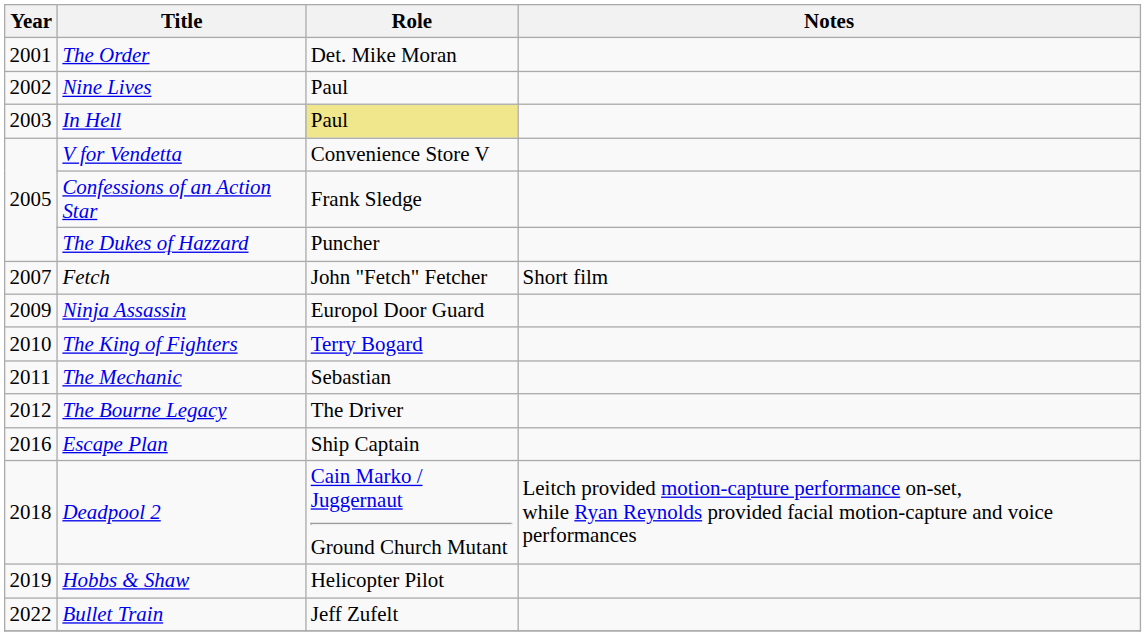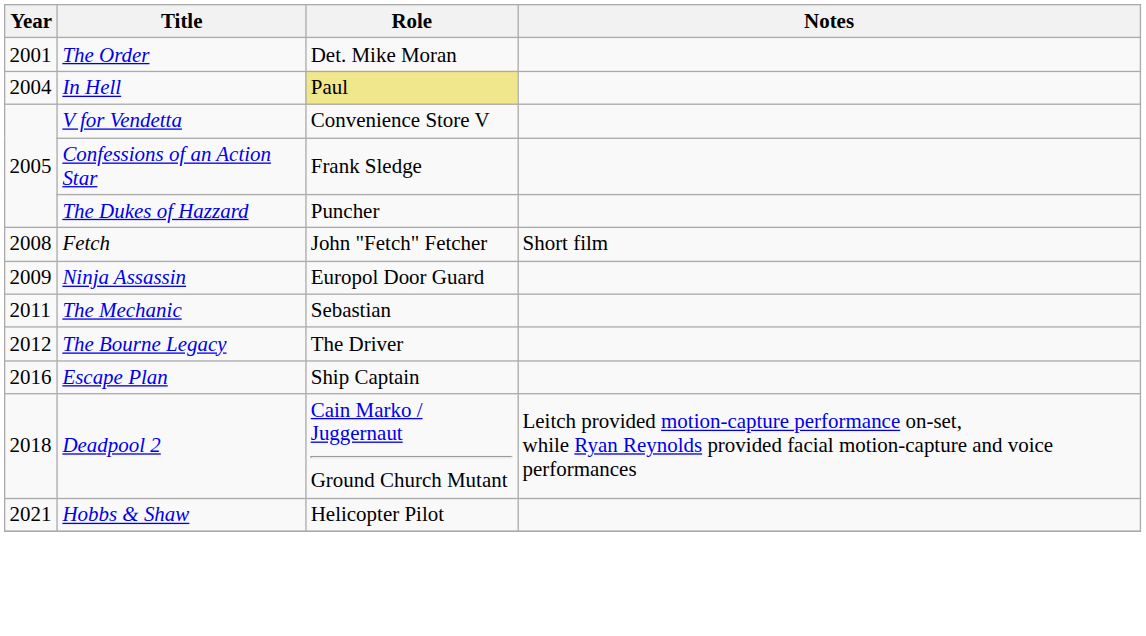- row: (107, 87)
(30, 120) 2003 -> (30, 87) 2004
(30, 277) 2007 -> (30, 244) 2008
- row: (150, 343)
(30, 580) 2019 -> (30, 514) 2021
- row: (113, 614)
